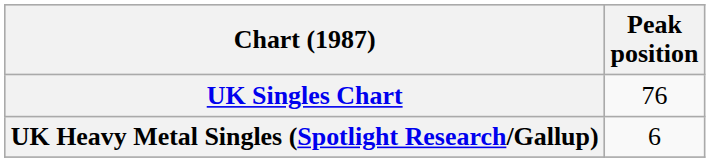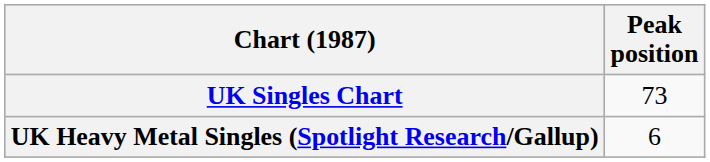(654, 95) 76 -> (654, 95) 73
